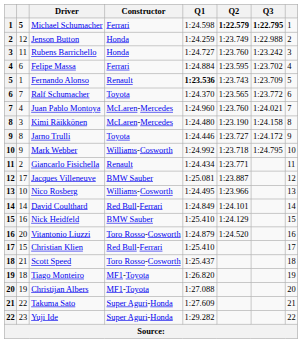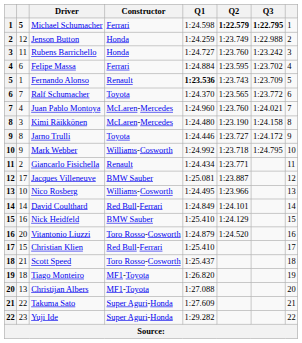(23, 289) 19 -> (23, 289) 13
